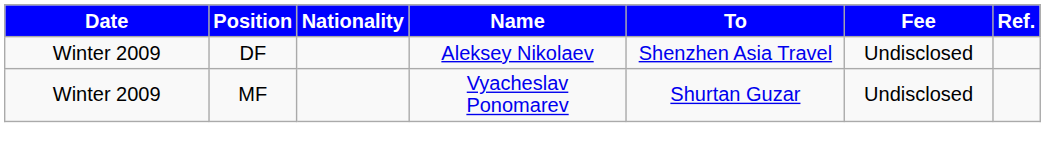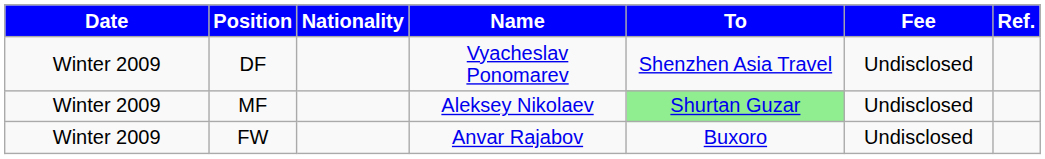(518, 53) Aleksey Nikolaev -> (518, 64) Vyacheslav Ponomarev
(518, 95) Vyacheslav Ponomarev -> (518, 106) Aleksey Nikolaev
(735, 95) no background -> (735, 106) lightgreen background
+ row: (253, 138)
